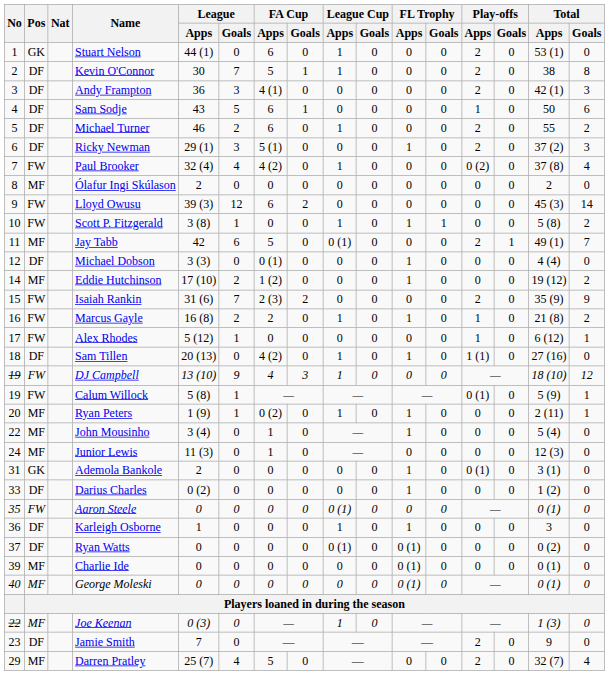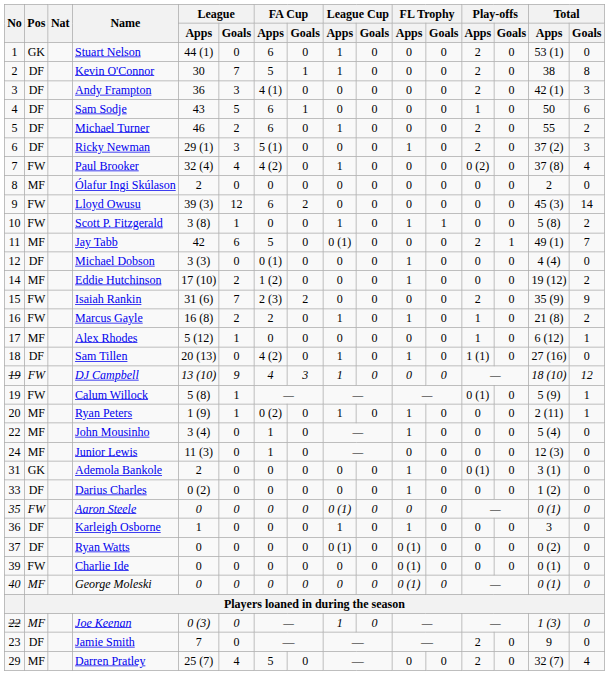(36, 337) FW -> (36, 337) MF
(36, 565) MF -> (36, 565) FW
